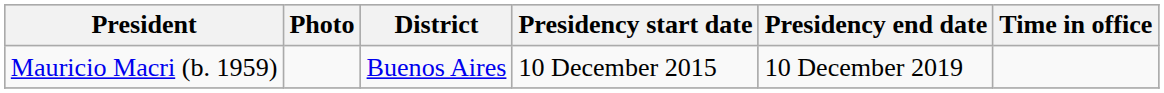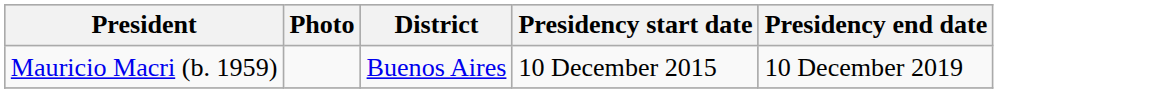- column: (1076, 25)
